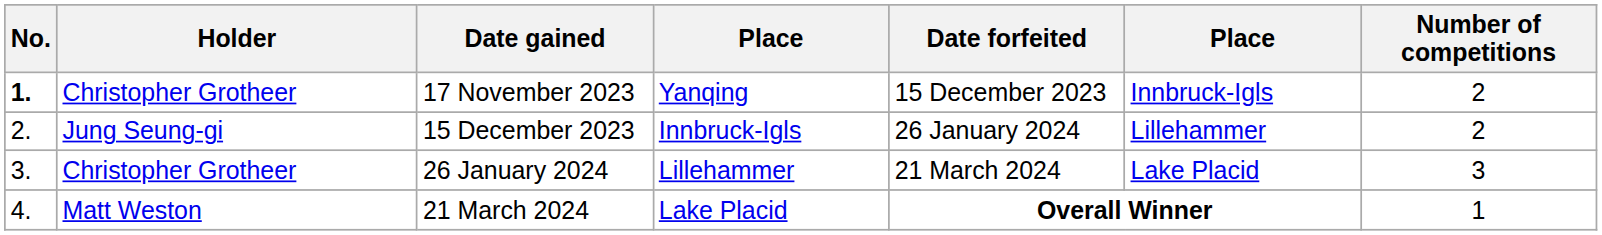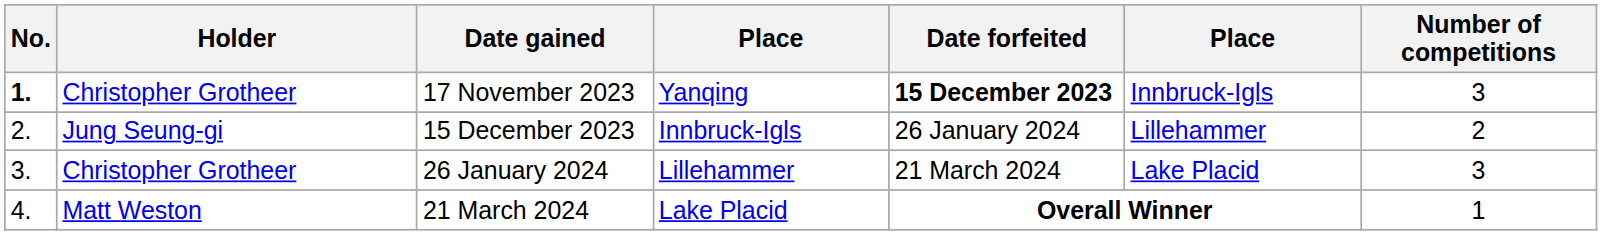(1001, 92) normal -> (1003, 92) bold
(1479, 92) 2 -> (1479, 92) 3
